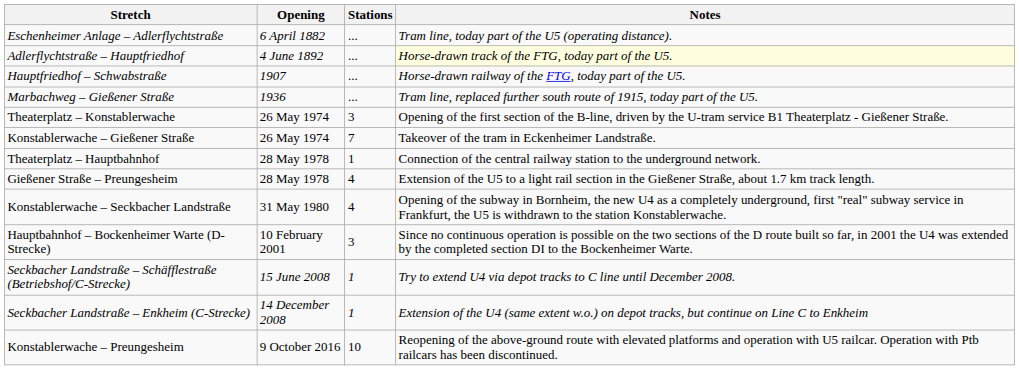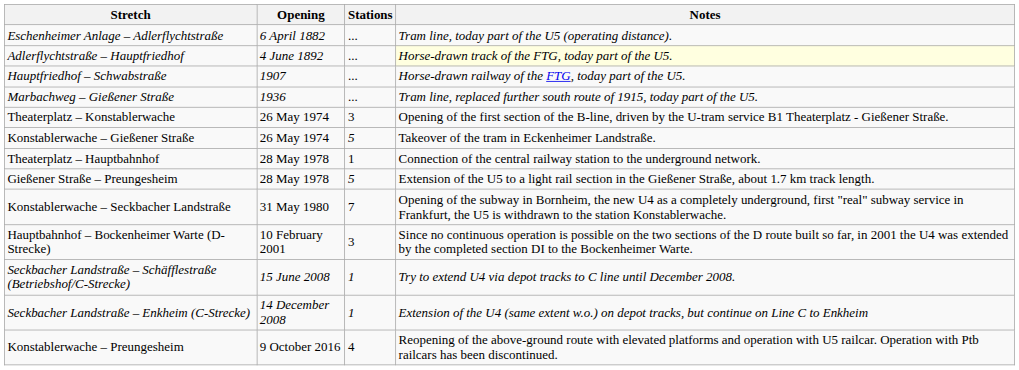(351, 138) 7 -> (351, 138) 5
(351, 179) 4 -> (351, 179) 5
(351, 207) 4 -> (351, 207) 7
(354, 347) 10 -> (351, 347) 4
